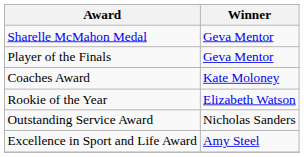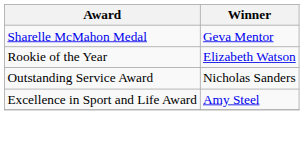- row: (59, 57)
- row: (49, 78)
